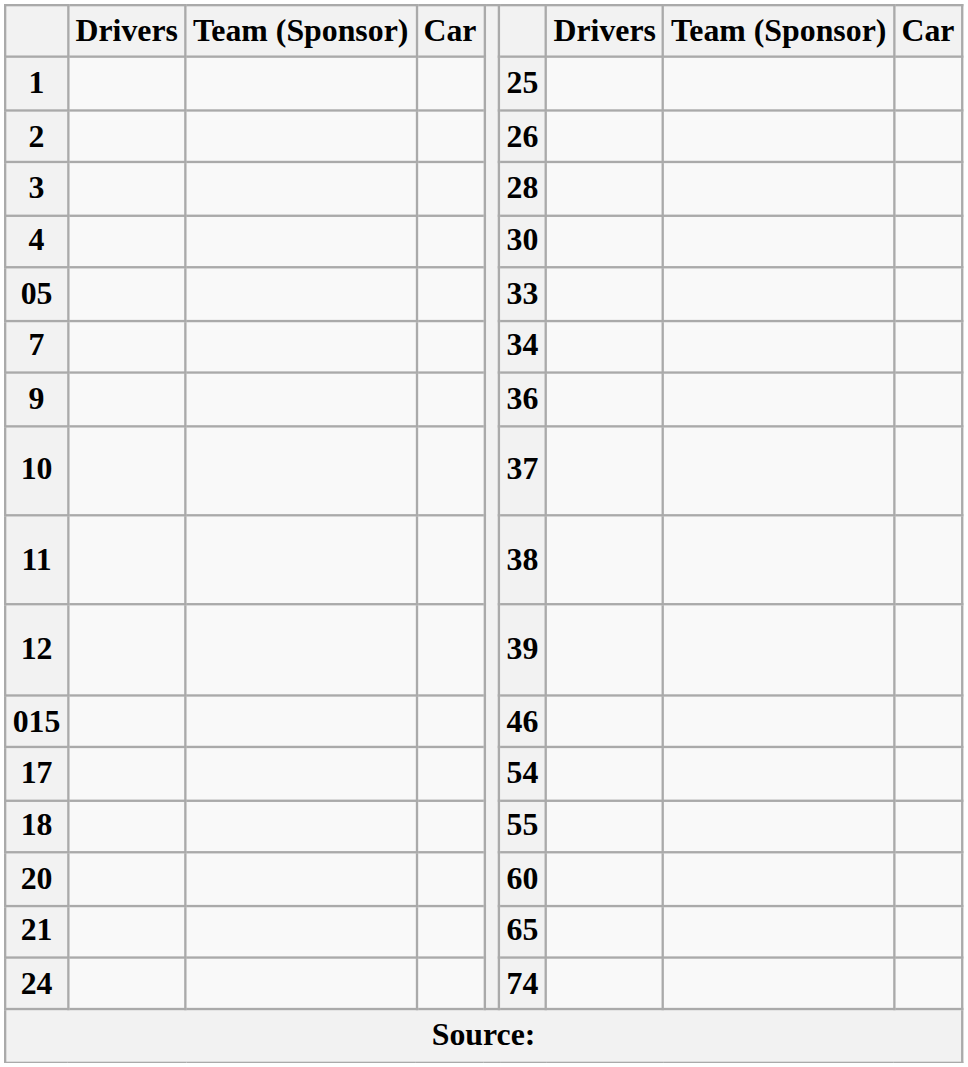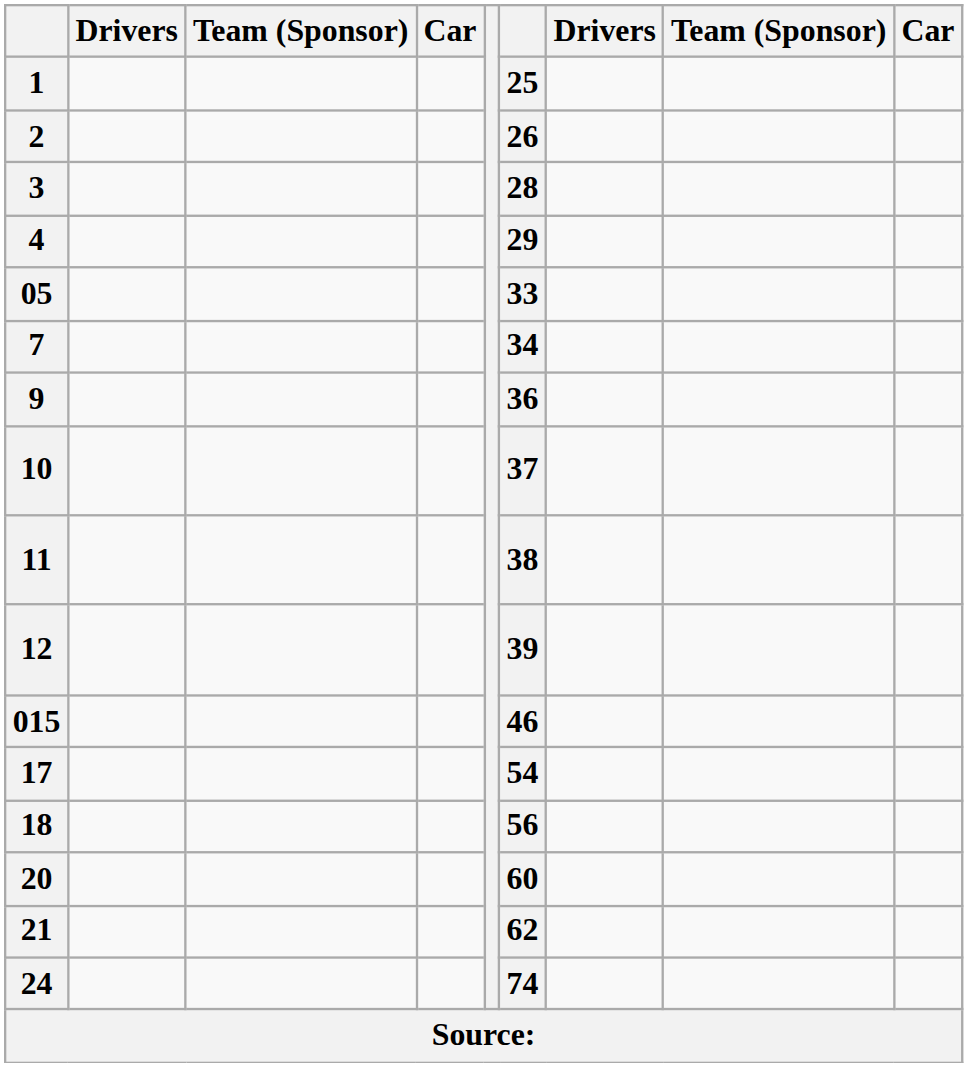(522, 240) 30 -> (522, 240) 29
(522, 825) 55 -> (522, 825) 56
(522, 930) 65 -> (522, 930) 62
